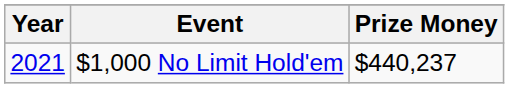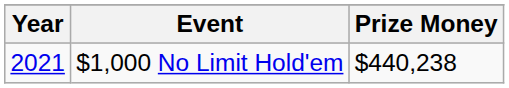(406, 62) $440,237 -> (406, 62) $440,238
